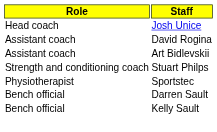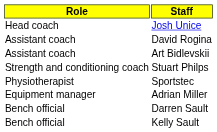+ row: (179, 95)
